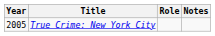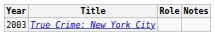(16, 25) 2005 -> (16, 25) 2003
